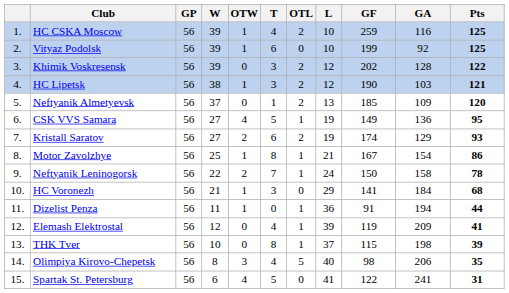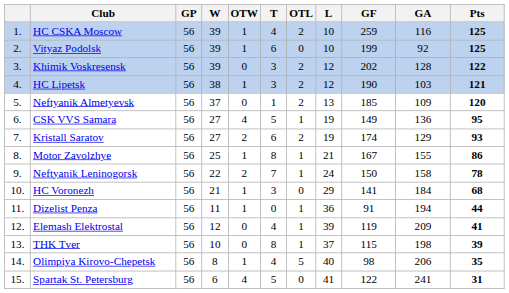(423, 155) 154 -> (423, 155) 155
(244, 262) 3 -> (244, 262) 1
